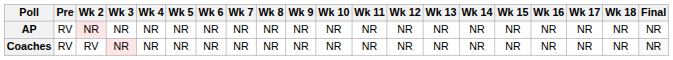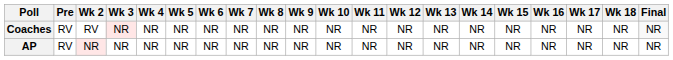rows swapped: (29, 30) <-> (29, 47)
